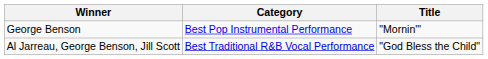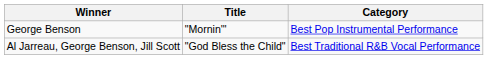columns swapped: (430, 12) <-> (280, 12)
